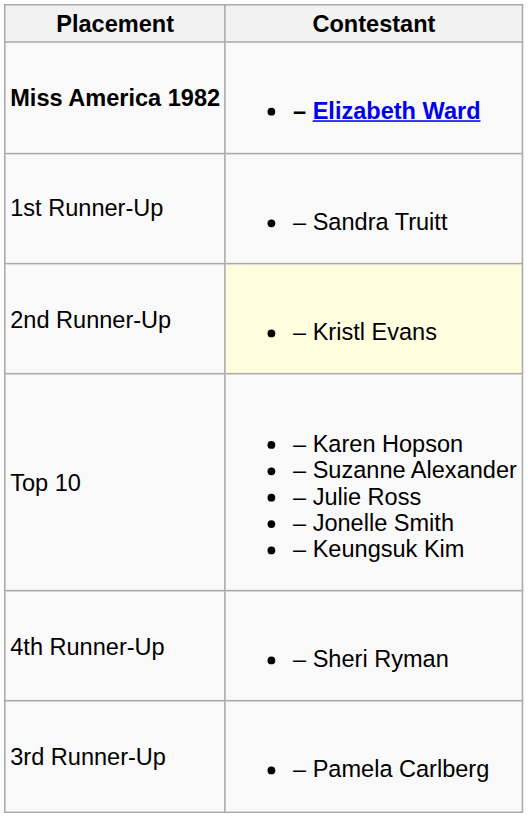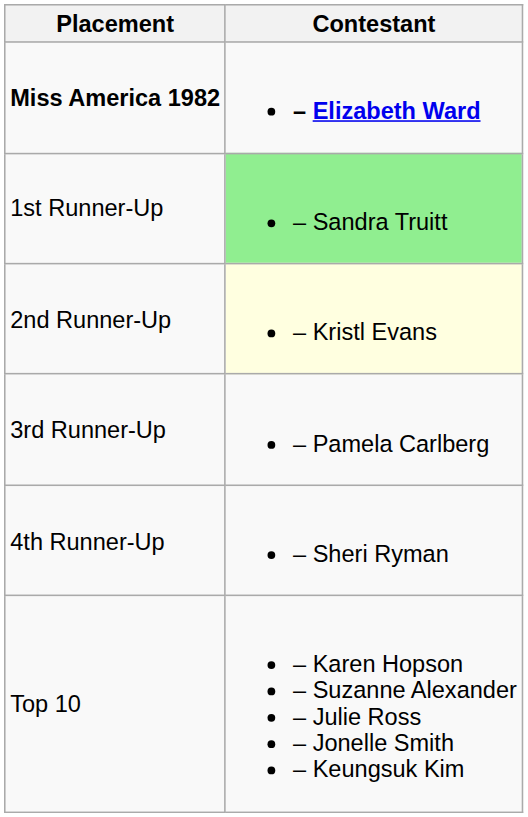(374, 222) no background -> (374, 222) lightgreen background
rows swapped: (88, 757) <-> (46, 483)
